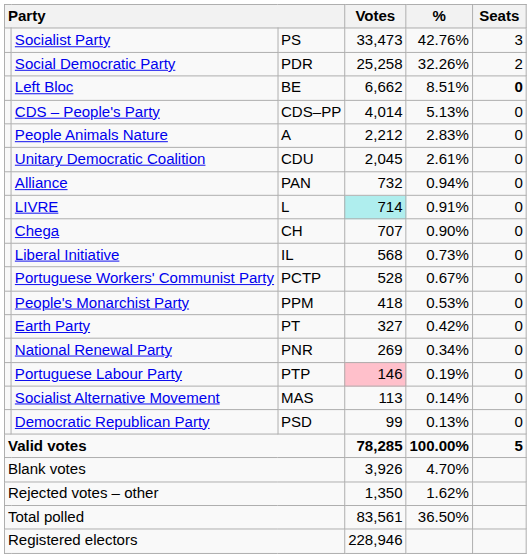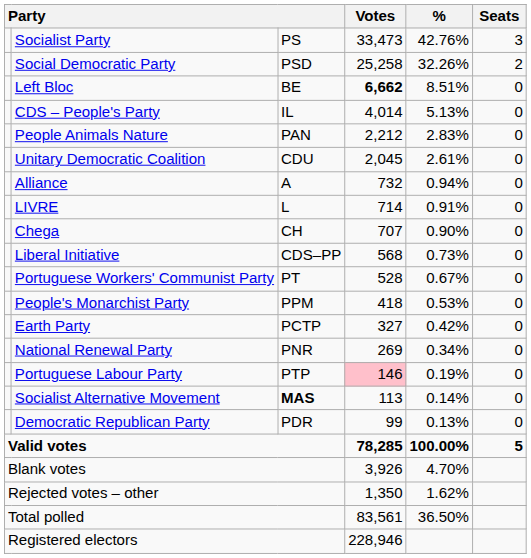(297, 64) PDR -> (296, 64) PSD
(384, 87) normal -> (384, 87) bold
(519, 87) bold -> (519, 87) normal
(311, 111) CDS–PP -> (287, 111) IL
(286, 135) A -> (296, 135) PAN
(296, 183) PAN -> (286, 183) A
(390, 207) paleturquoise background -> (390, 207) no background
(287, 254) IL -> (311, 254) CDS–PP
(301, 278) PCTP -> (291, 278) PT
(291, 326) PT -> (301, 326) PCTP
(297, 398) normal -> (298, 398) bold
(296, 421) PSD -> (297, 421) PDR
